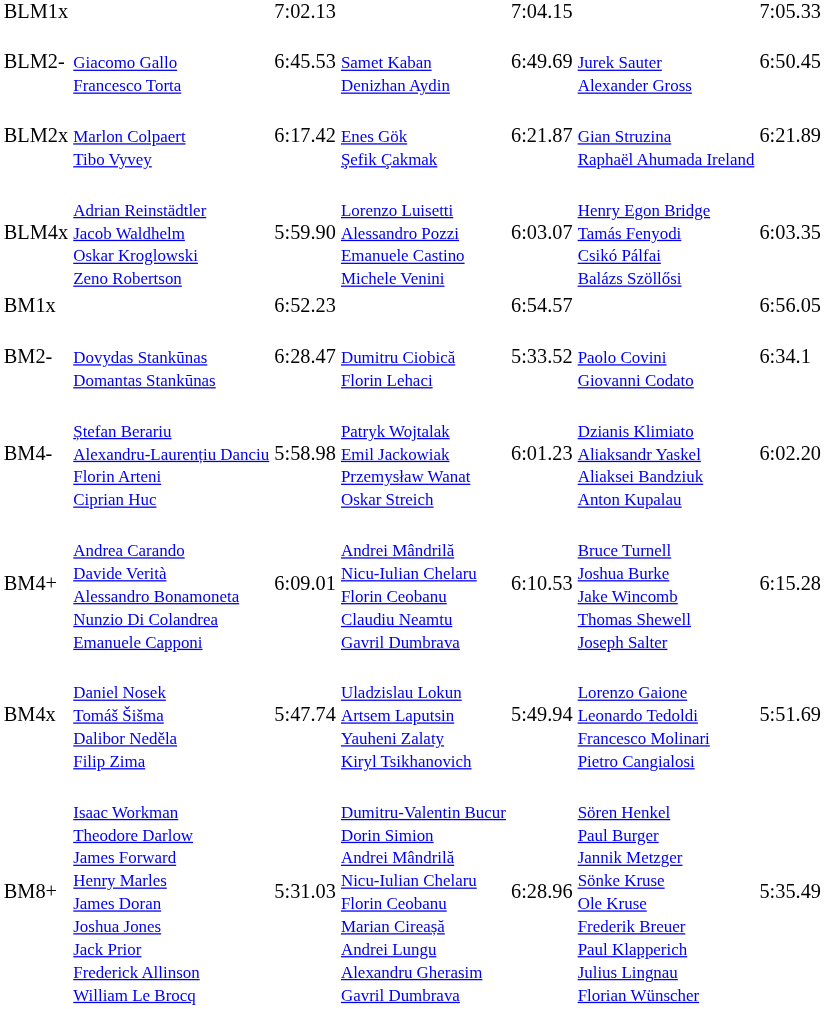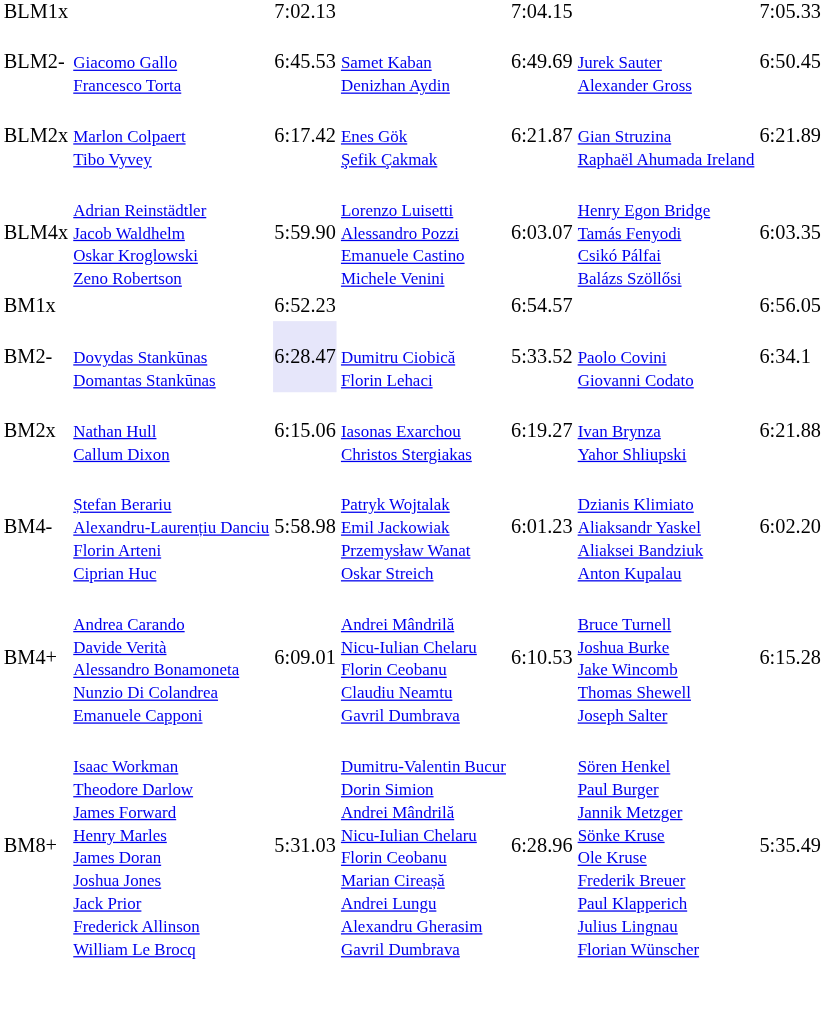(305, 356) no background -> (305, 356) lavender background
+ row: (30, 430)
- row: (30, 714)
